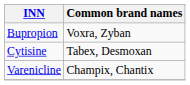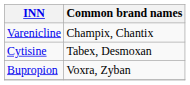rows swapped: (32, 32) <-> (34, 70)
